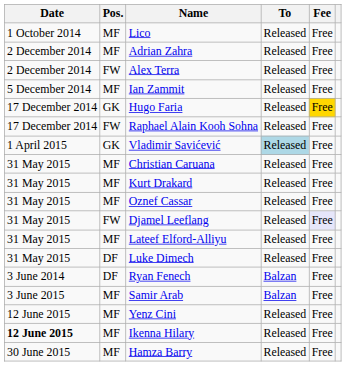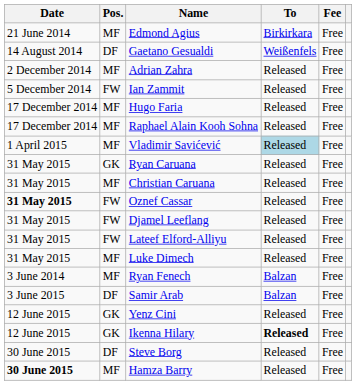+ row: (164, 32)
+ row: (171, 51)
- row: (140, 32)
- row: (154, 70)
(111, 88) MF -> (112, 88) FW
(111, 107) GK -> (111, 107) MF
(322, 107) gold background -> (332, 107) no background
(112, 126) FW -> (111, 126) MF
(111, 145) GK -> (111, 145) MF
+ row: (162, 164)
- row: (161, 182)
(39, 201) normal -> (39, 201) bold
(111, 201) MF -> (112, 201) FW
(322, 220) lavender background -> (332, 220) no background
(111, 239) MF -> (112, 239) FW
(110, 257) DF -> (111, 257) MF
(110, 276) DF -> (111, 276) MF
(111, 295) MF -> (110, 295) DF
(111, 314) MF -> (111, 314) GK
(40, 333) bold -> (39, 333) normal
(111, 333) MF -> (111, 333) GK
(285, 333) normal -> (286, 333) bold
+ row: (155, 351)
(39, 351) normal -> (40, 370) bold
